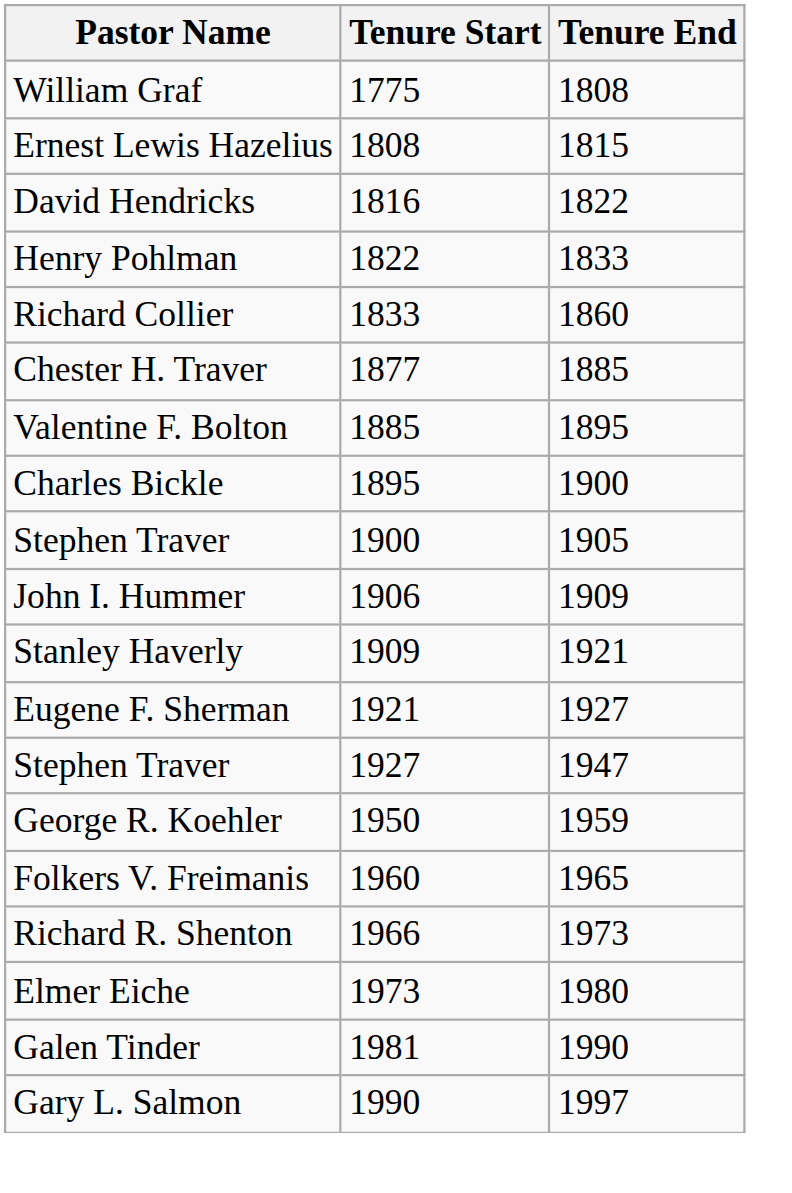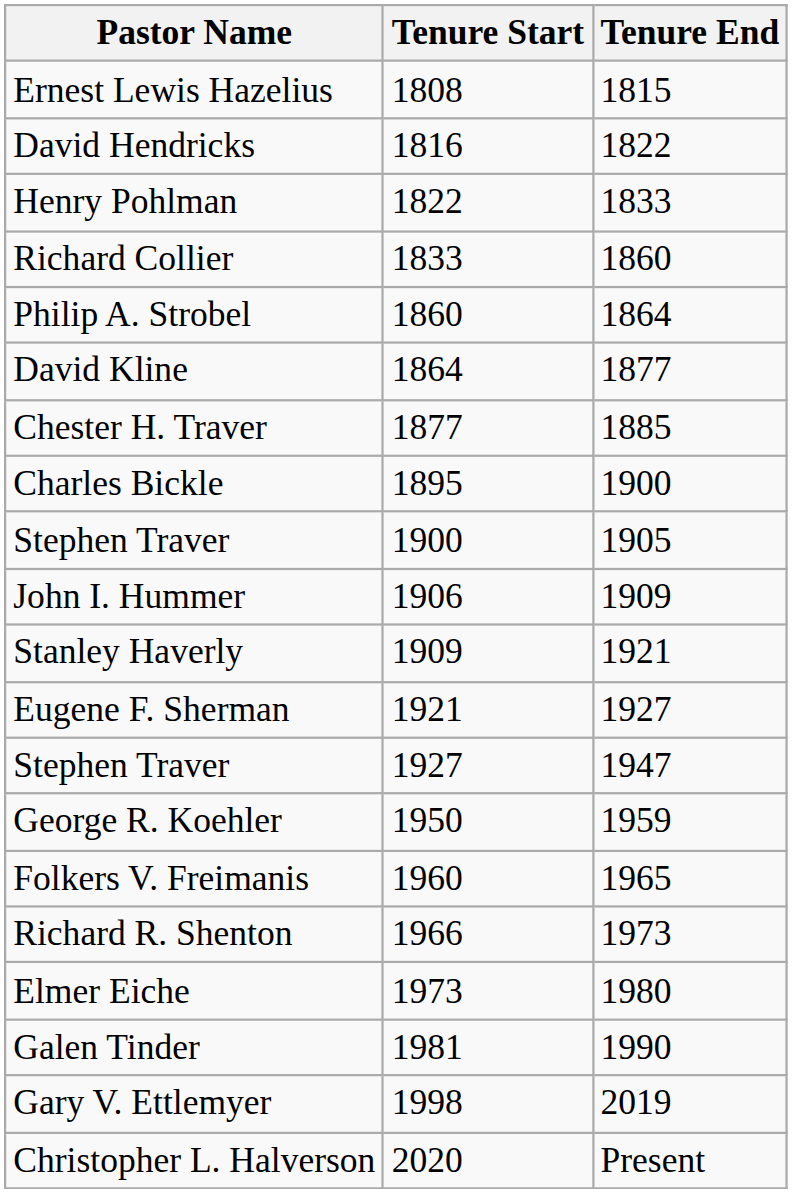- row: (108, 88)
+ row: (132, 314)
+ row: (101, 370)
- row: (151, 426)
- row: (127, 1102)
+ row: (142, 1102)
+ row: (194, 1159)
